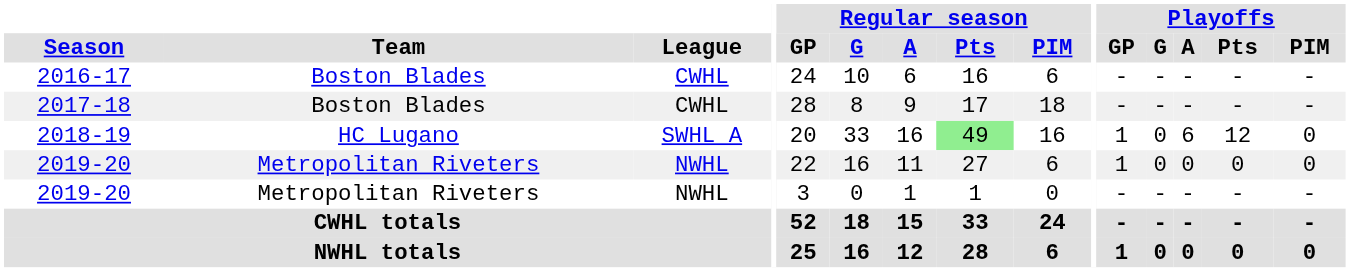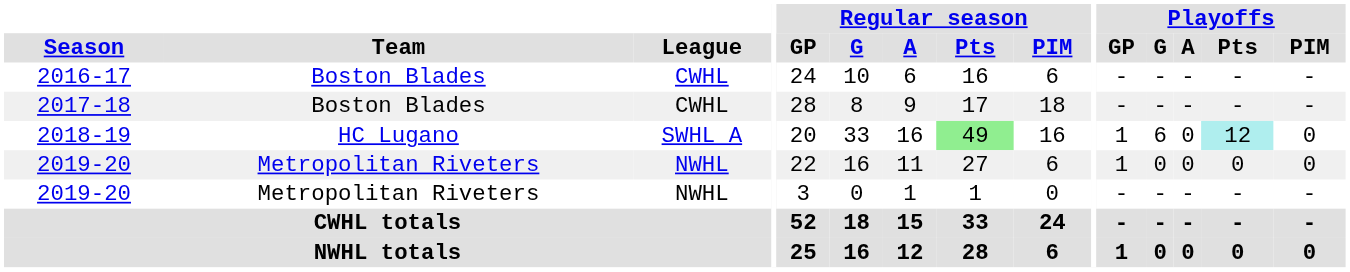(1160, 136) 0 -> (1160, 136) 6
(1188, 136) 6 -> (1188, 136) 0
(1238, 136) no background -> (1238, 136) paleturquoise background
